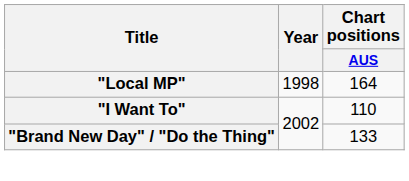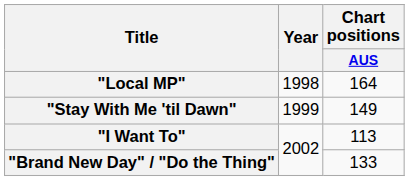+ row: (142, 110)
(363, 110) 110 -> (363, 136) 113
